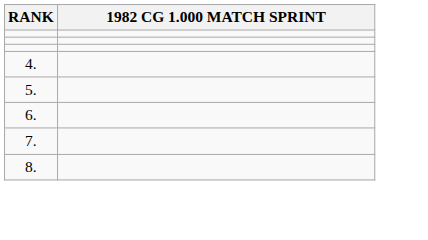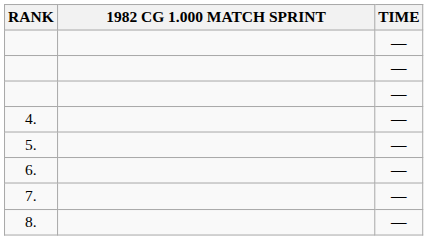+ column: (399, 17)
